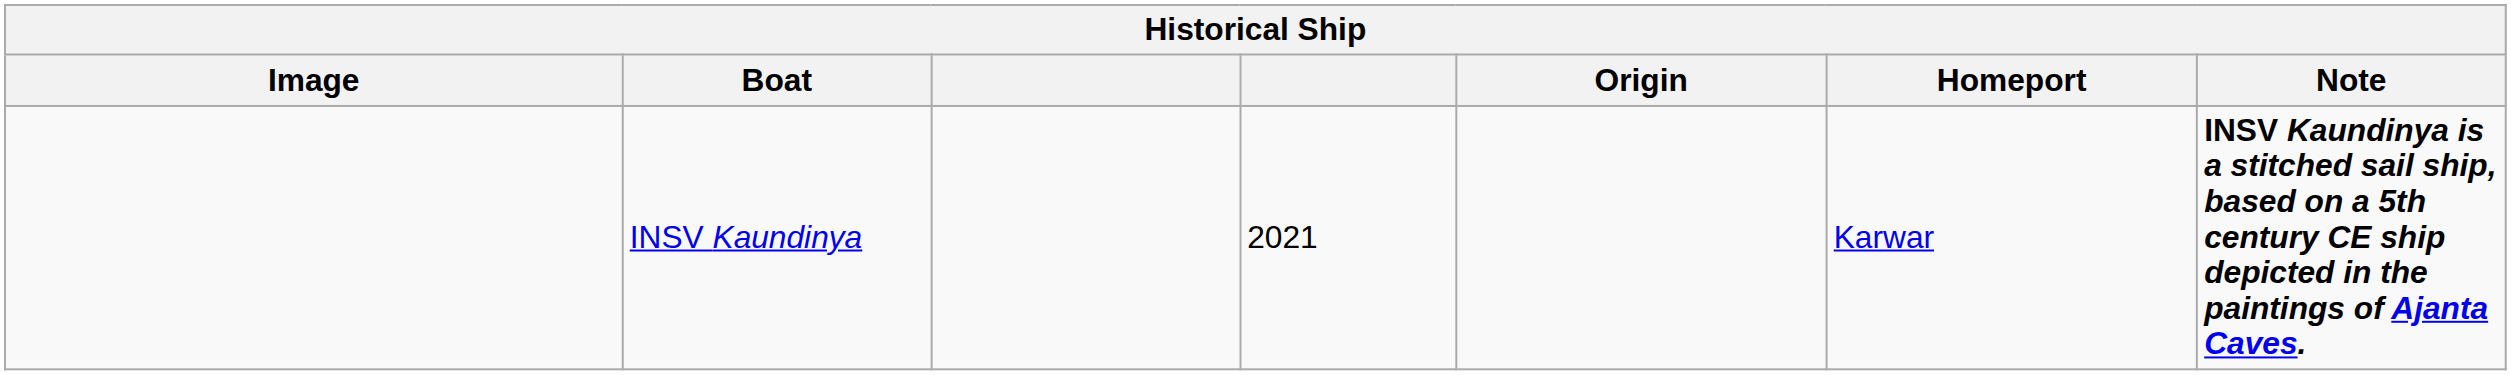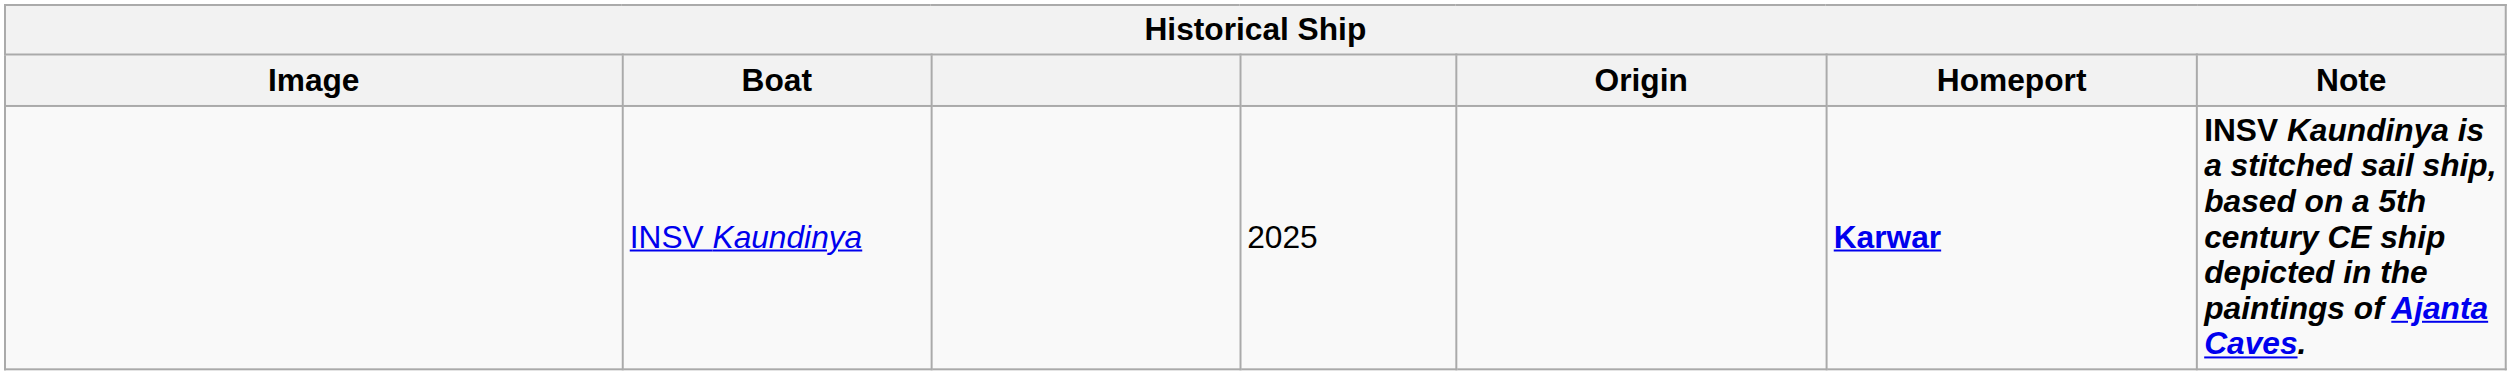(1282, 237) 2021 -> (1282, 237) 2025
(1884, 237) normal -> (1887, 237) bold
